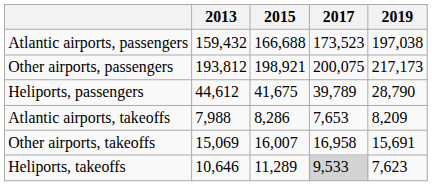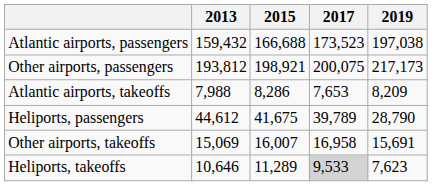rows swapped: (76, 92) <-> (89, 117)
